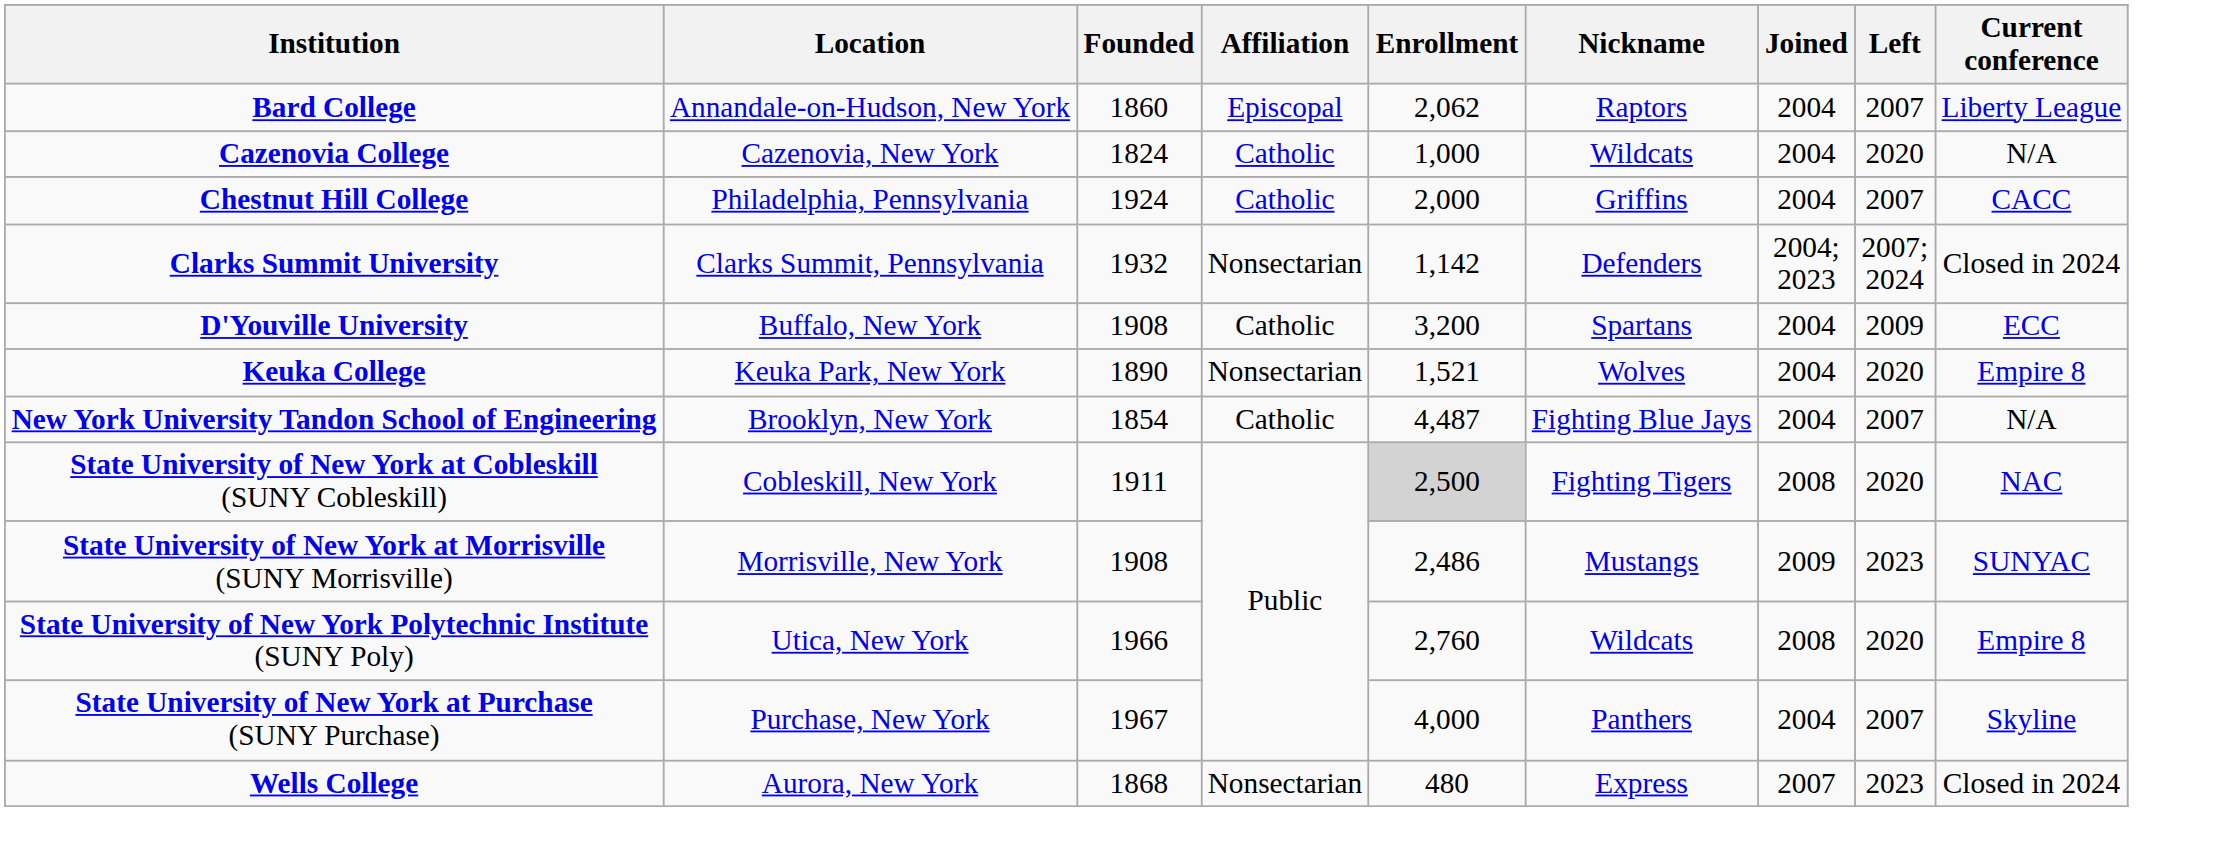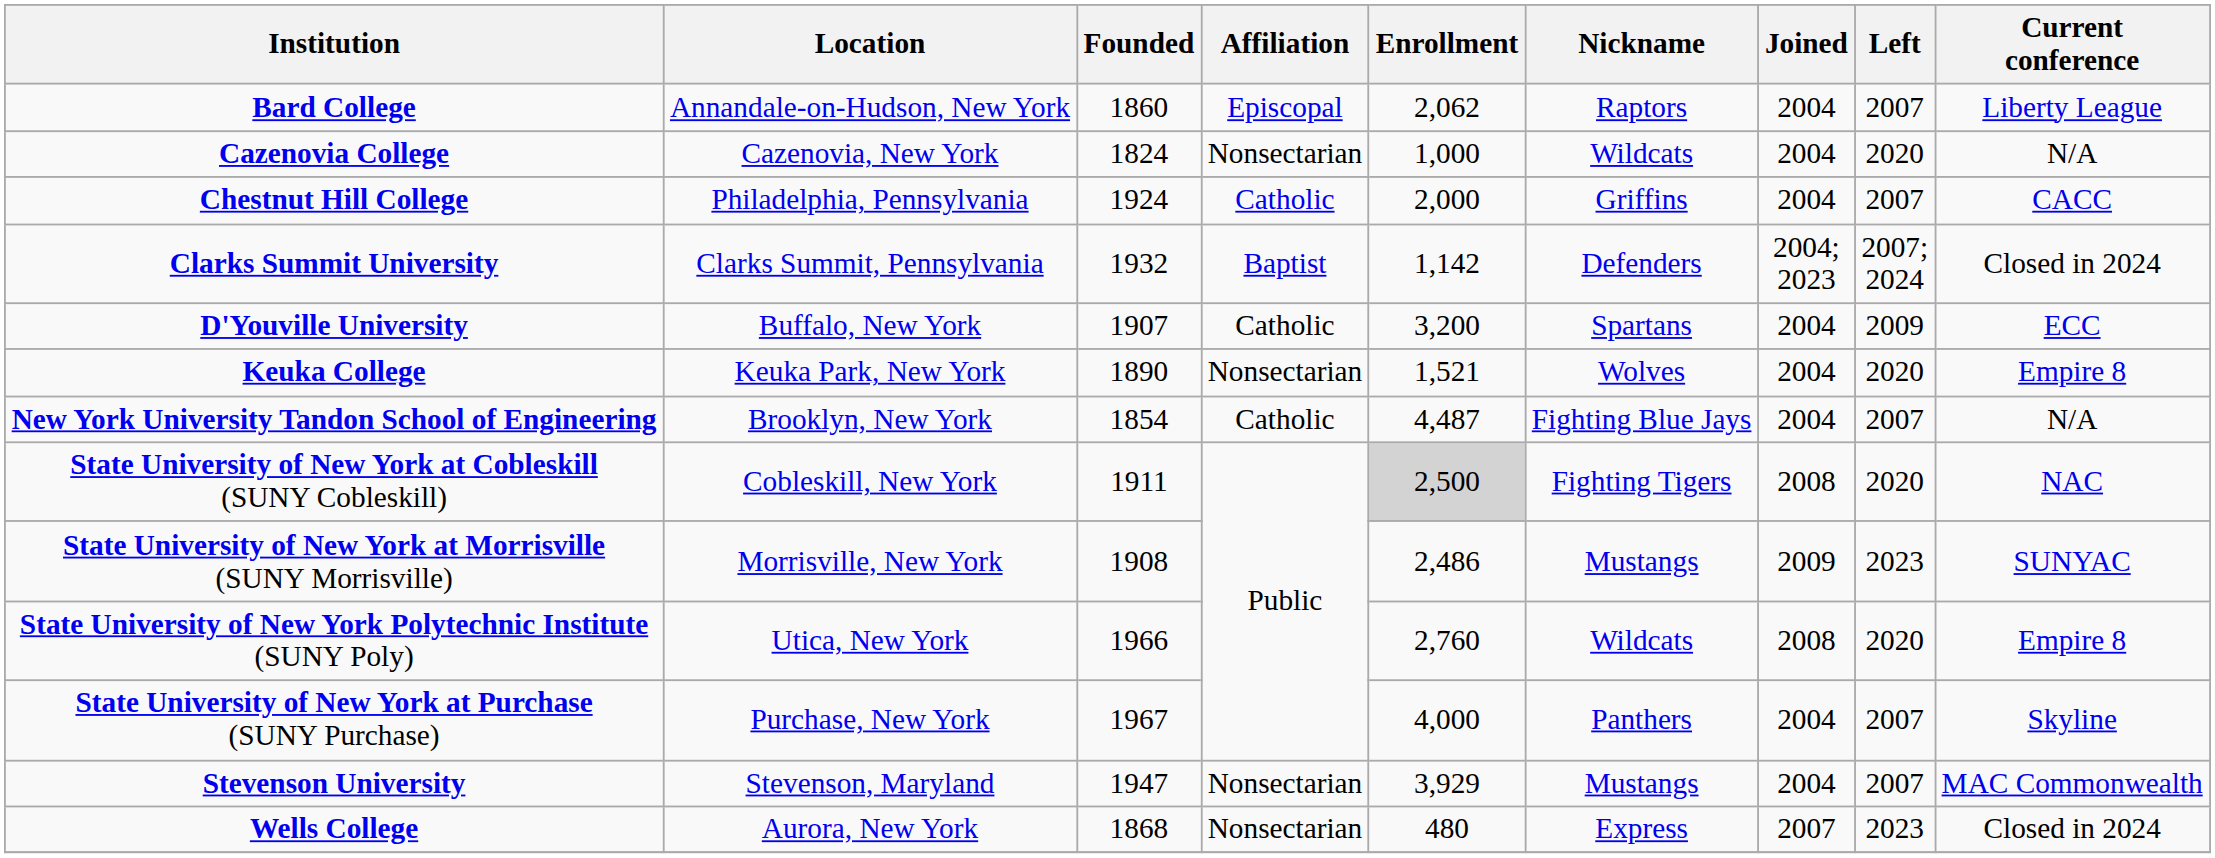(1285, 153) Catholic -> (1285, 153) Nonsectarian
(1285, 262) Nonsectarian -> (1285, 262) Baptist
(1139, 325) 1908 -> (1139, 325) 1907
+ row: (334, 782)
